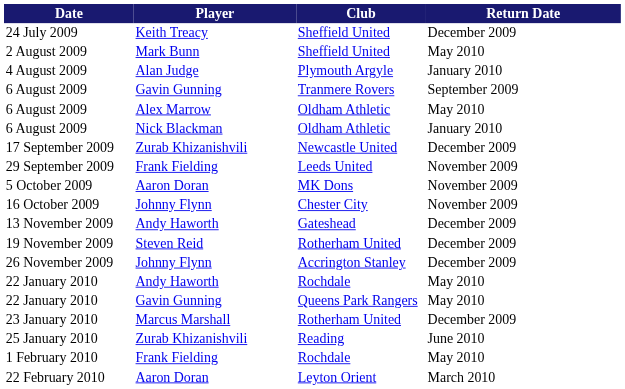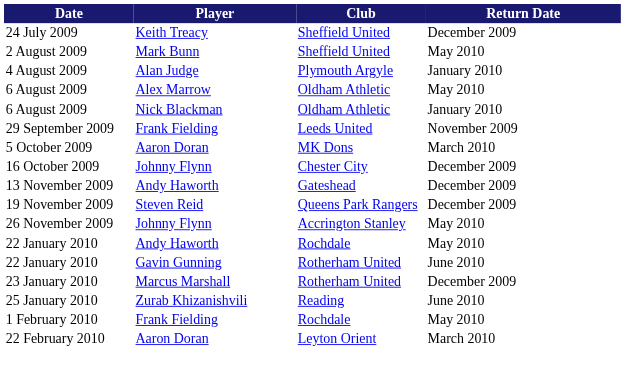- row: (46, 90)
- row: (60, 147)
(473, 185) November 2009 -> (461, 147) March 2010
(473, 205) November 2009 -> (472, 166) December 2009
(349, 243) Rotherham United -> (358, 205) Queens Park Rangers
(472, 262) December 2009 -> (456, 224) May 2010
(358, 300) Queens Park Rangers -> (349, 262) Rotherham United
(456, 300) May 2010 -> (456, 262) June 2010
